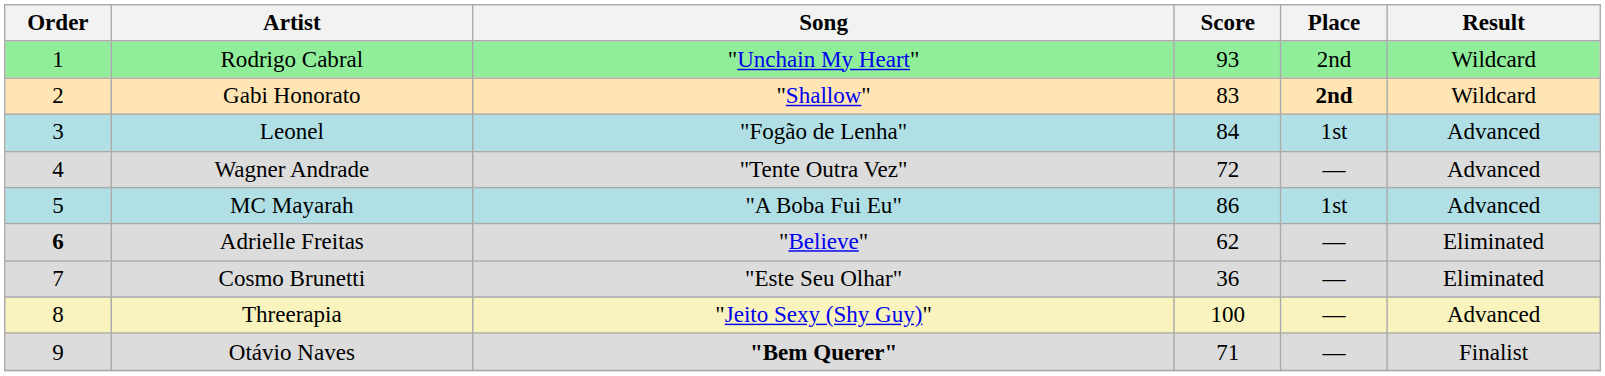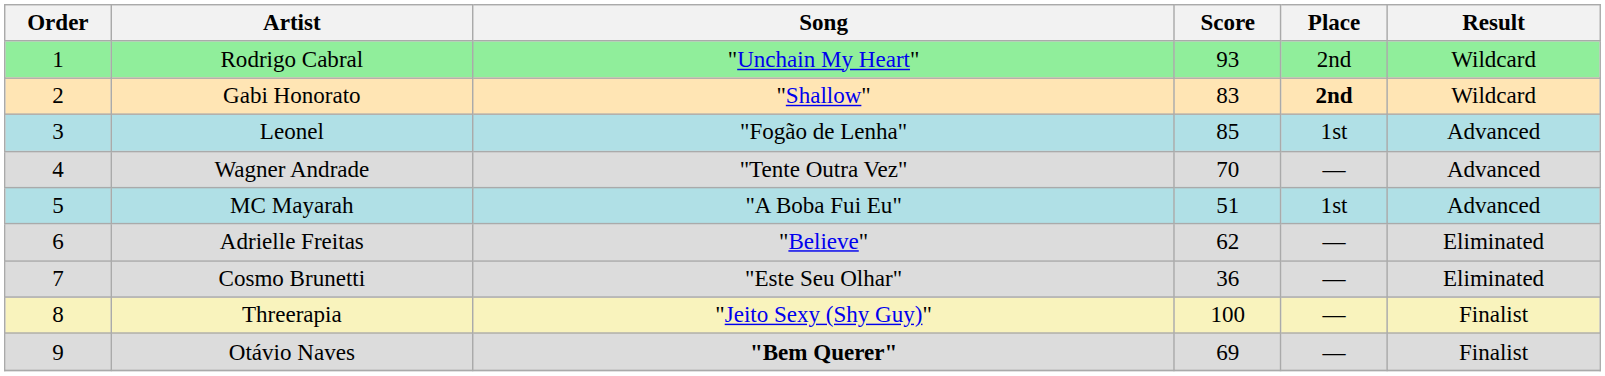(1228, 132) 84 -> (1228, 132) 85
(1228, 168) 72 -> (1228, 168) 70
(1228, 205) 86 -> (1228, 205) 51
(58, 242) bold -> (58, 242) normal
(1494, 315) Advanced -> (1494, 315) Finalist
(1228, 351) 71 -> (1228, 351) 69
